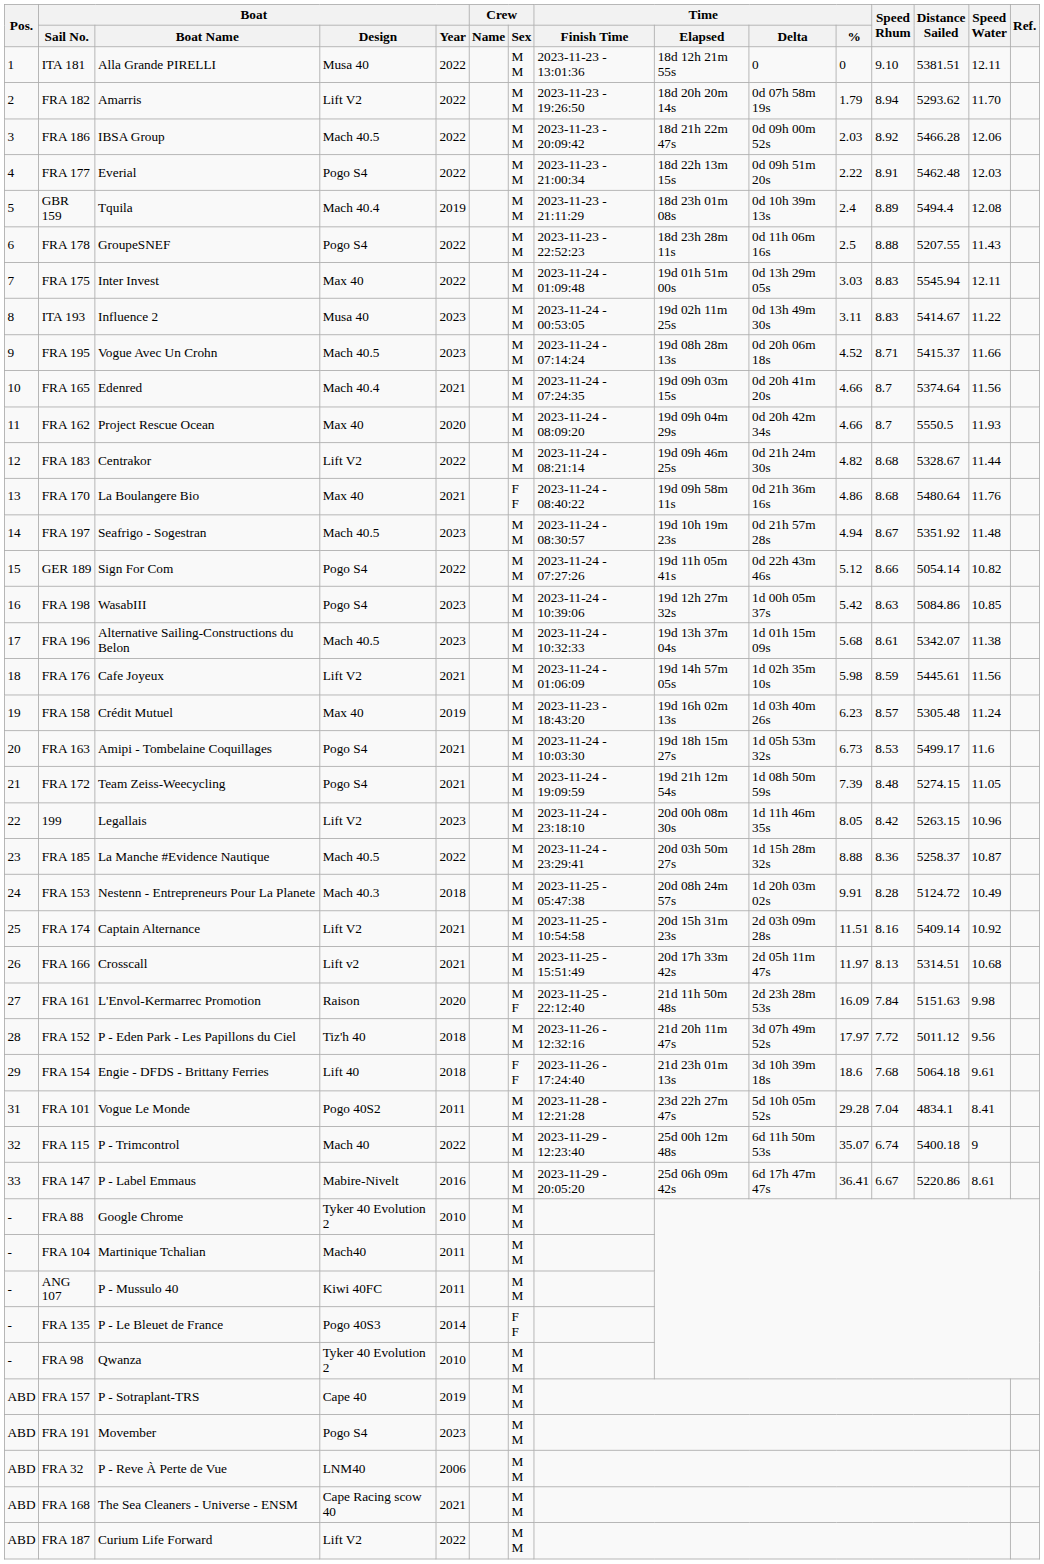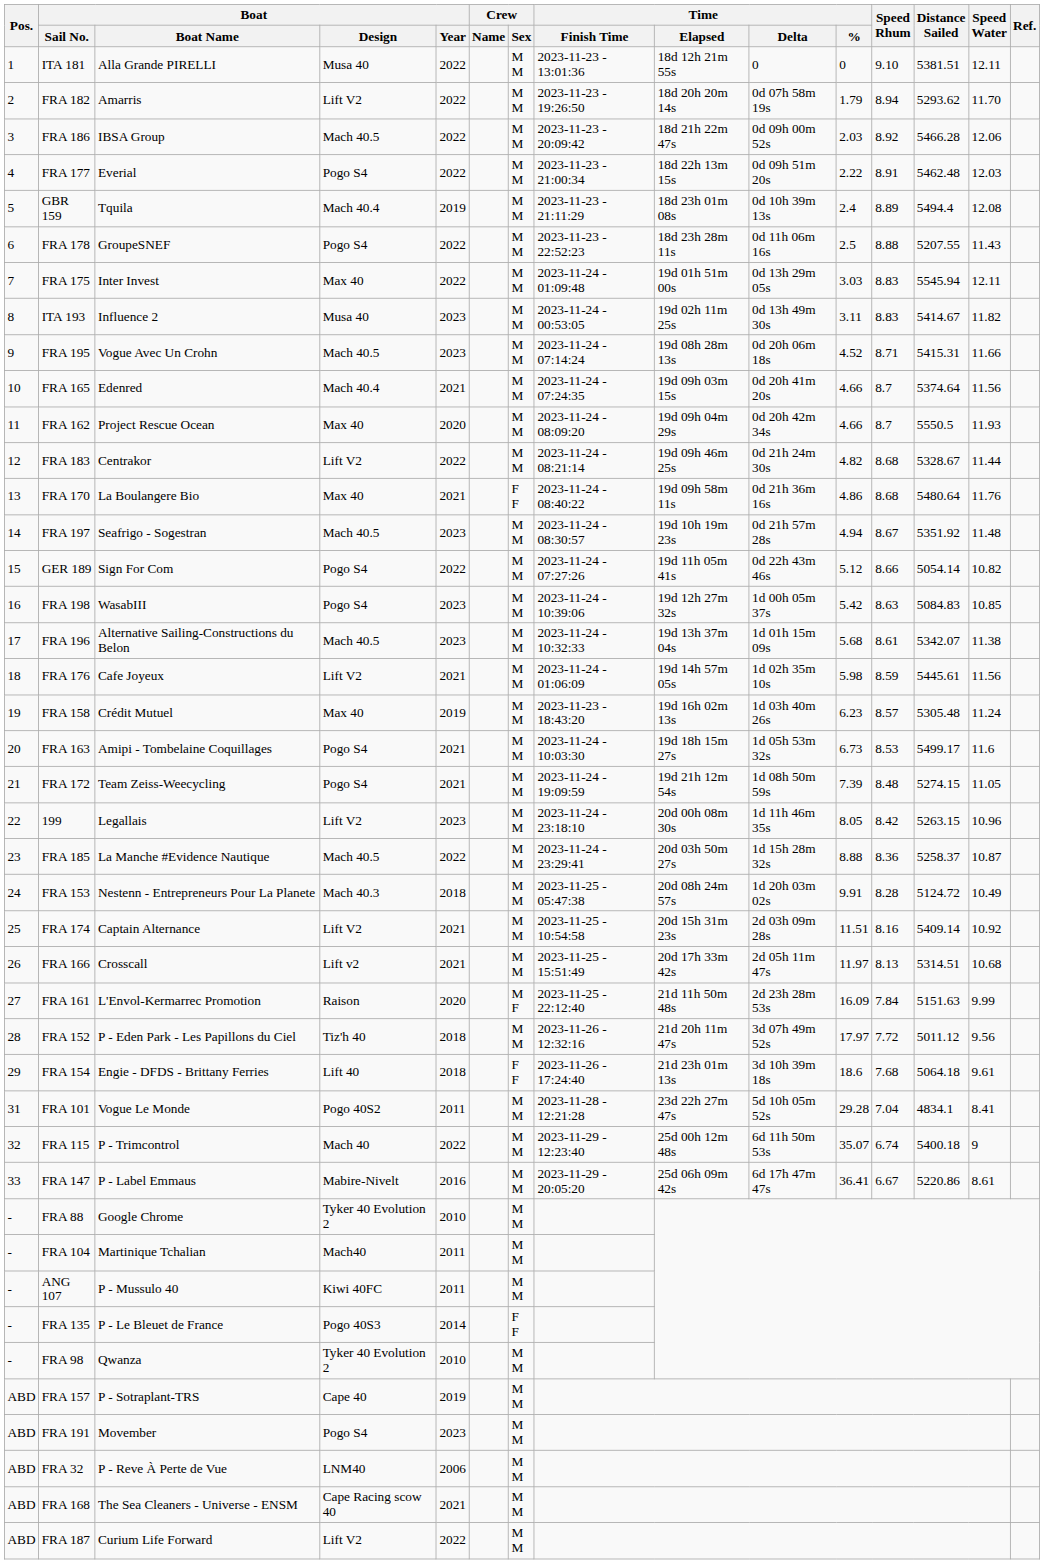(986, 316) 11.22 -> (986, 316) 11.82
(938, 352) 5415.37 -> (938, 352) 5415.31
(938, 604) 5084.86 -> (938, 604) 5084.83
(983, 1000) 9.98 -> (983, 1000) 9.99
